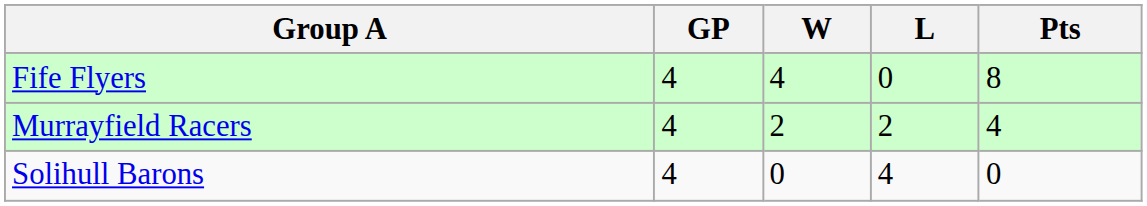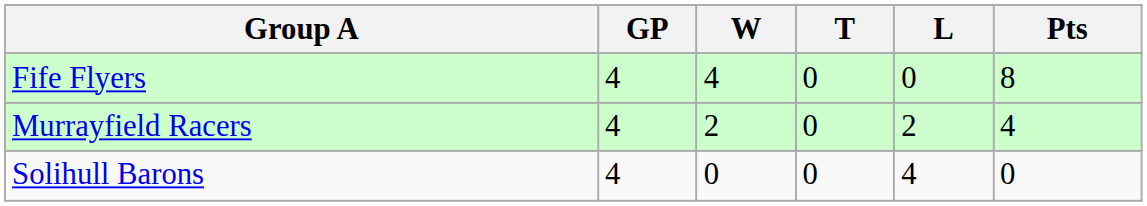+ column: (845, 28)
